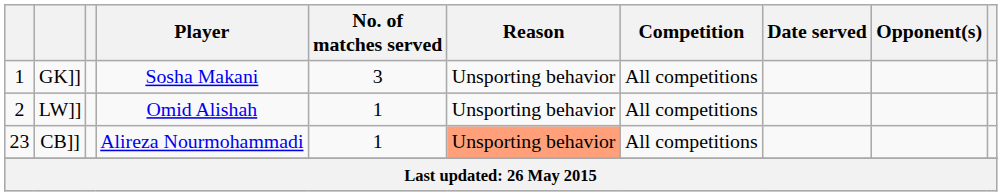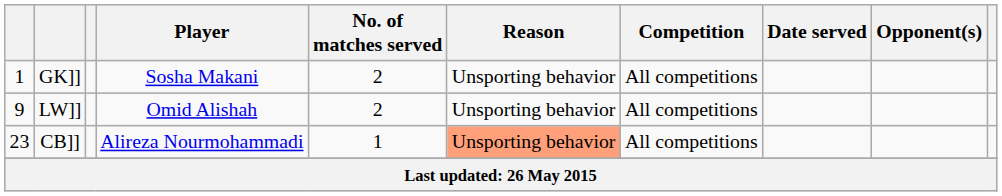(378, 76) 3 -> (378, 76) 2
(19, 109) 2 -> (19, 109) 9
(378, 109) 1 -> (378, 109) 2
